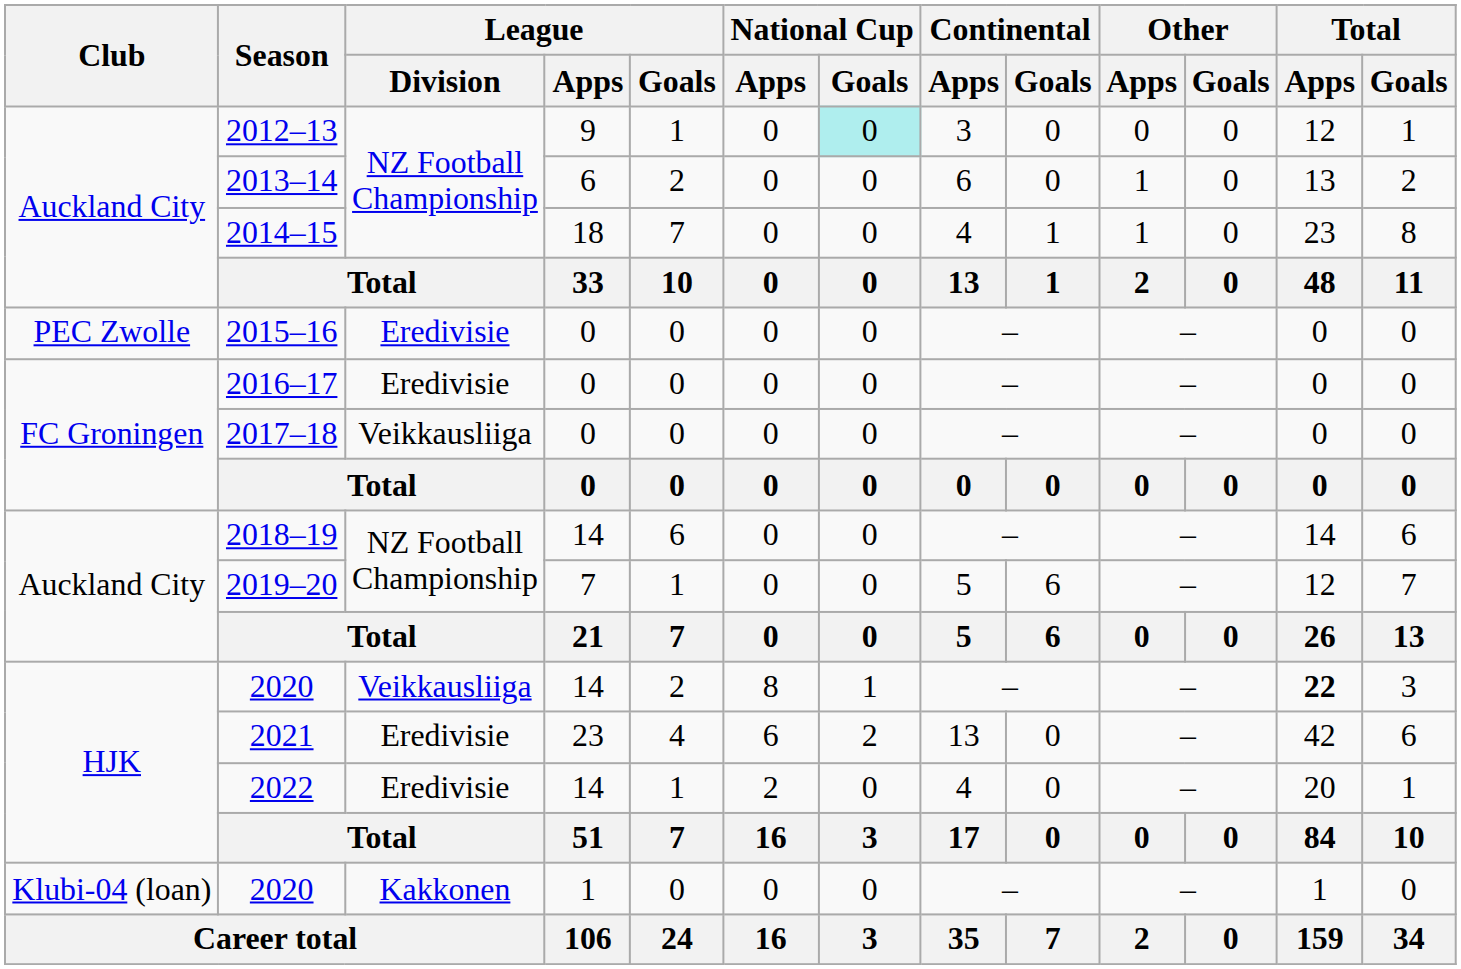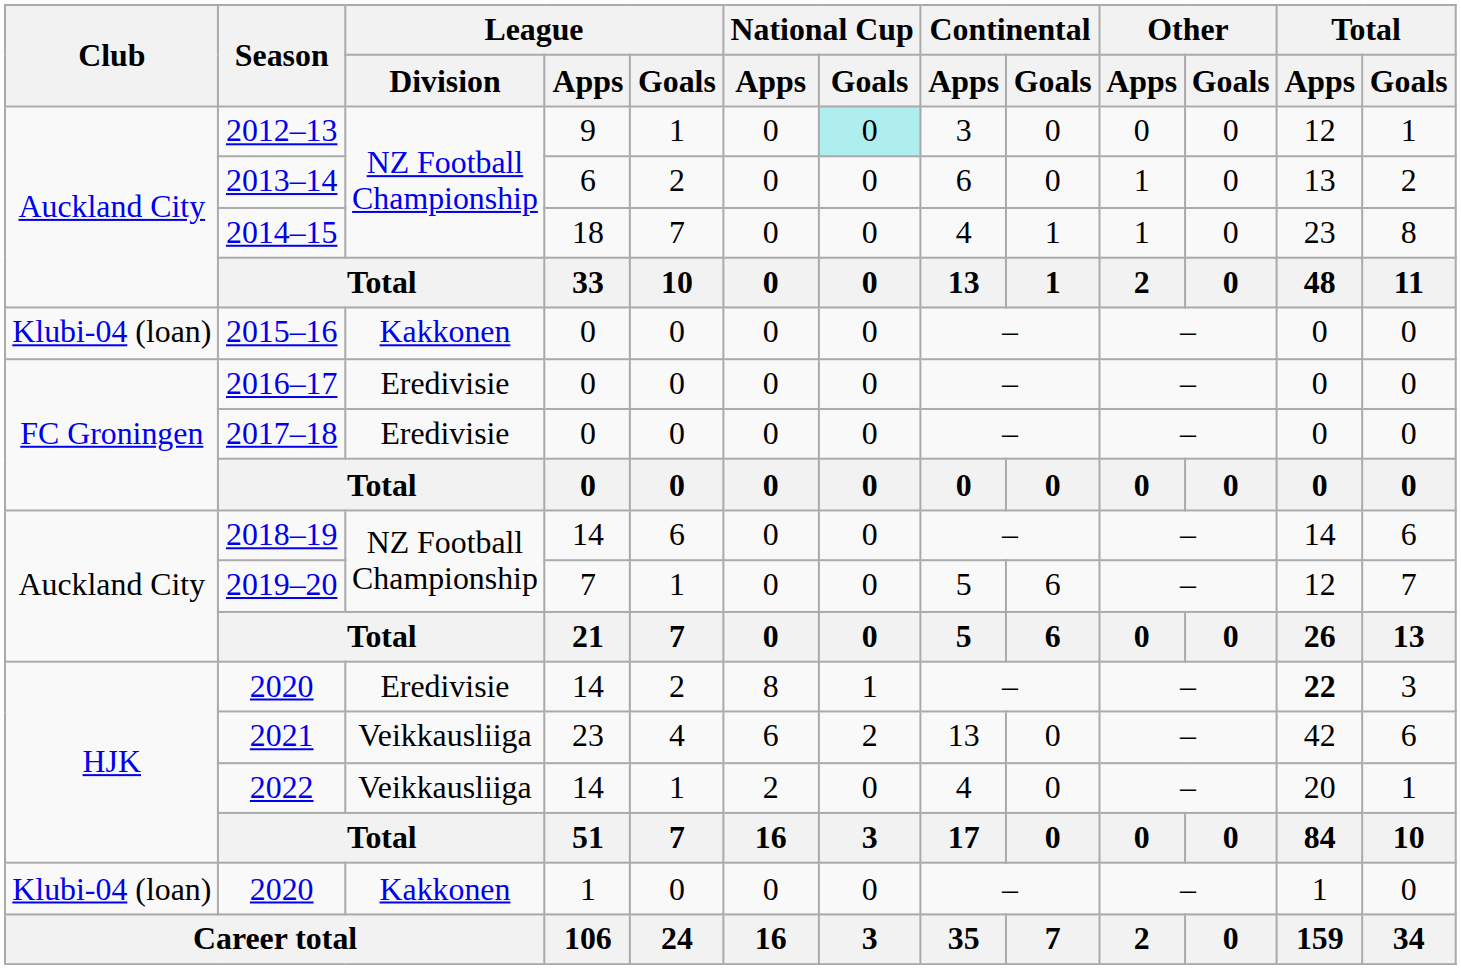(112, 332) PEC Zwolle -> (112, 332) Klubi-04 (loan)
(445, 332) Eredivisie -> (445, 332) Kakkonen
(445, 433) Veikkausliiga -> (445, 433) Eredivisie
(445, 686) Veikkausliiga -> (445, 686) Eredivisie
(445, 736) Eredivisie -> (445, 736) Veikkausliiga
(445, 787) Eredivisie -> (445, 787) Veikkausliiga
